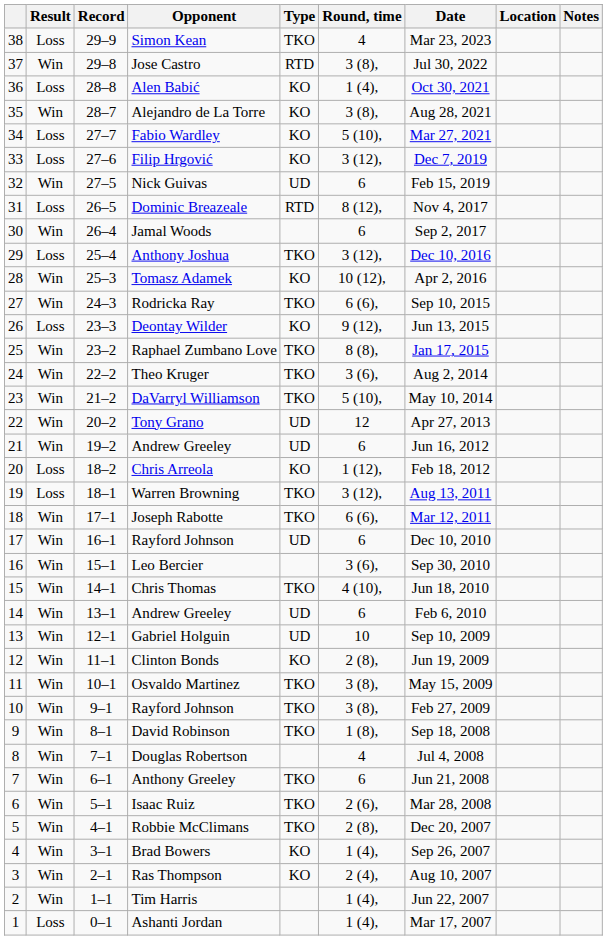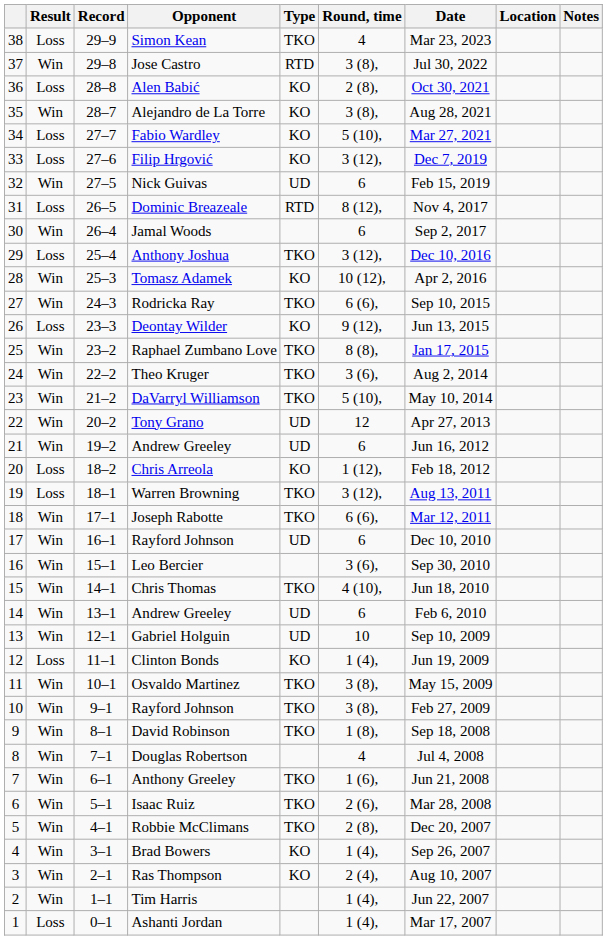(362, 87) 1 (4), -> (362, 87) 2 (8),
(50, 660) Win -> (50, 660) Loss
(362, 660) 2 (8), -> (362, 660) 1 (4),
(362, 779) 6 -> (362, 779) 1 (6),
